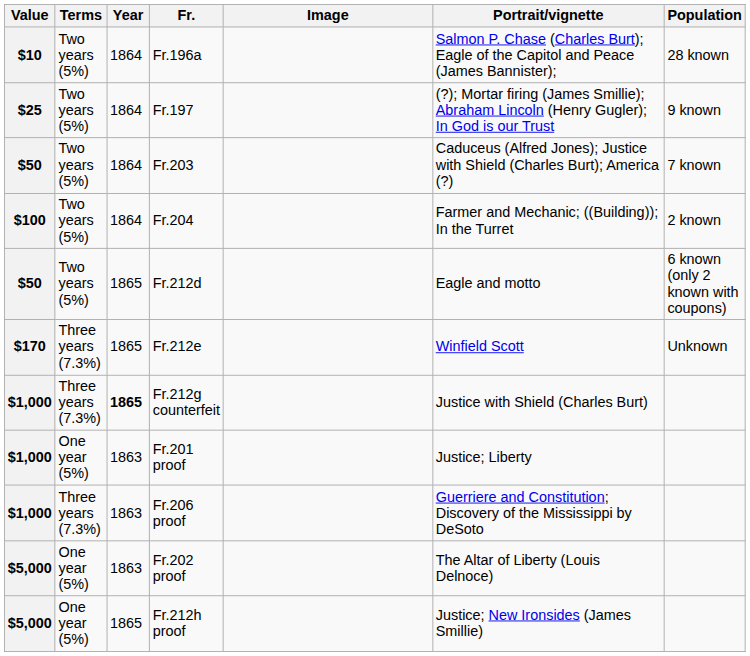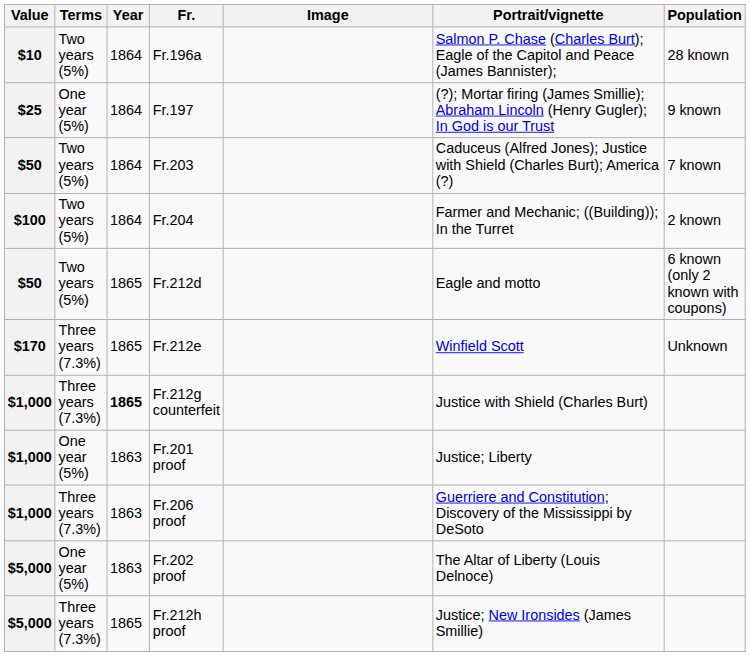(76, 110) Two years (5%) -> (74, 110) One year (5%)
(74, 623) One year (5%) -> (80, 623) Three years (7.3%)
